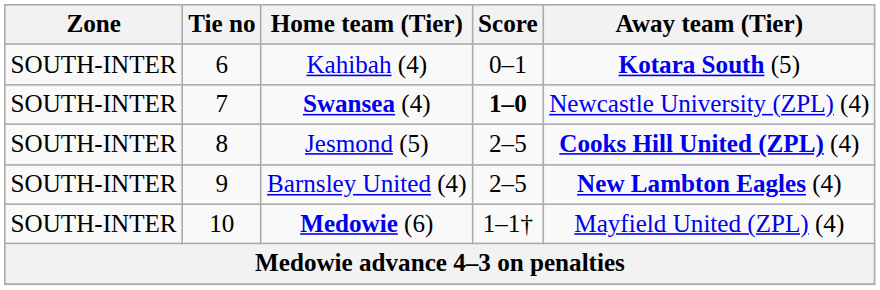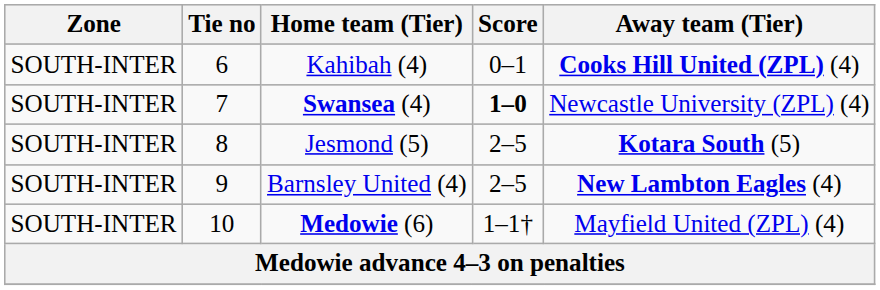(709, 64) Kotara South (5) -> (709, 64) Cooks Hill United (ZPL) (4)
(709, 143) Cooks Hill United (ZPL) (4) -> (709, 143) Kotara South (5)
